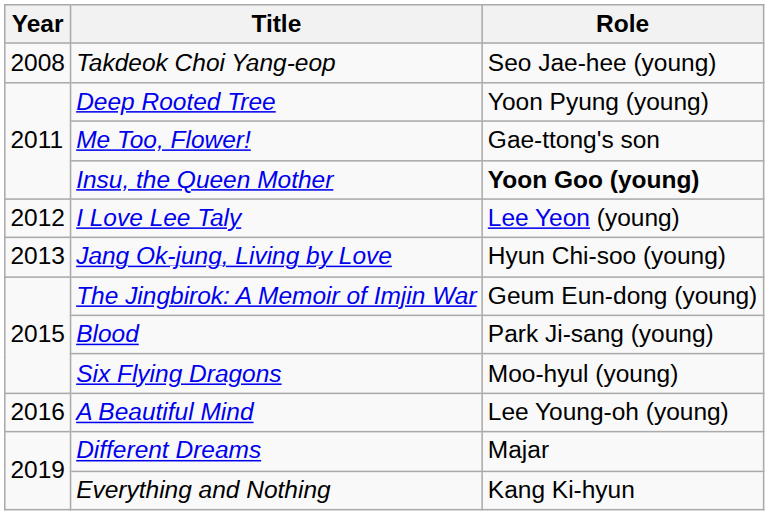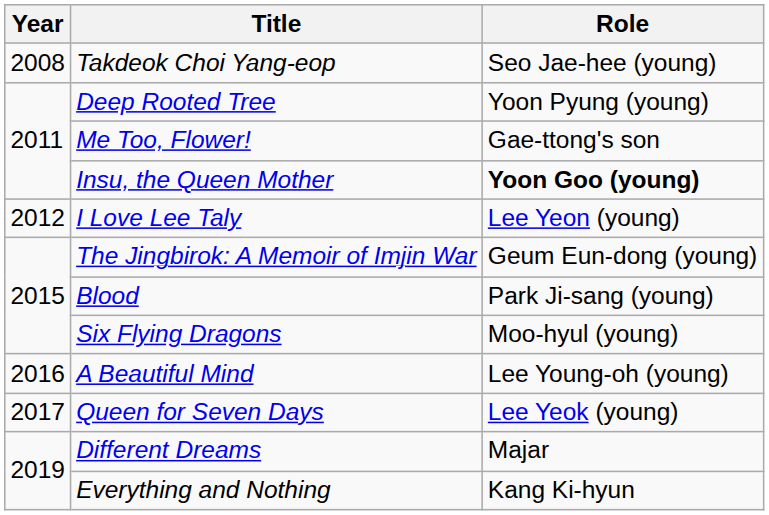- row: (234, 256)
+ row: (200, 412)
